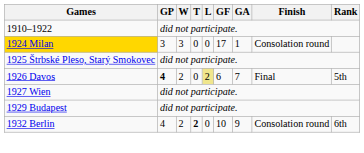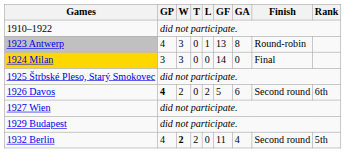+ row: (35, 44)
(221, 44) 17 -> (221, 60) 14
(237, 44) 1 -> (237, 60) 0
(292, 44) Consolation round -> (265, 60) Final
(207, 76) khaki background -> (207, 92) no background
(219, 76) 6 -> (219, 92) 5
(237, 76) 7 -> (237, 92) 6
(265, 76) Final -> (282, 92) Second round
(340, 76) 5th -> (321, 92) 6th
(181, 124) normal -> (181, 140) bold
(196, 124) bold -> (196, 140) normal
(221, 124) 10 -> (221, 140) 11
(237, 124) 9 -> (237, 140) 4
(292, 124) Consolation round -> (282, 140) Second round
(340, 124) 6th -> (321, 140) 5th
